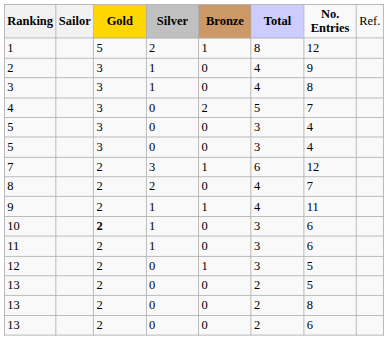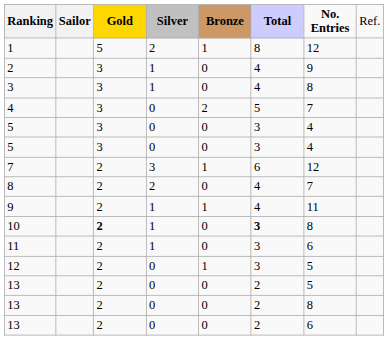(257, 226) normal -> (257, 226) bold
(310, 226) 6 -> (310, 226) 8
